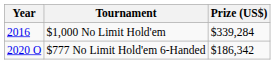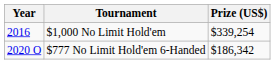(232, 31) $339,284 -> (232, 31) $339,254
